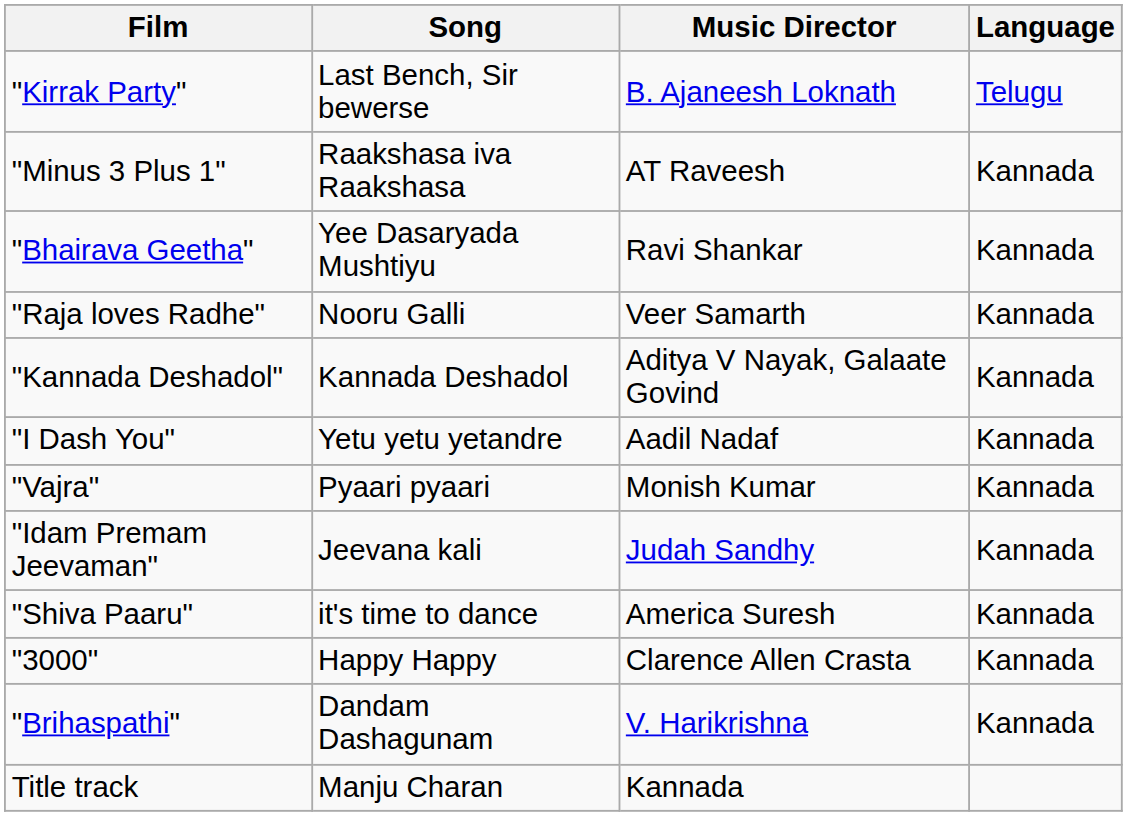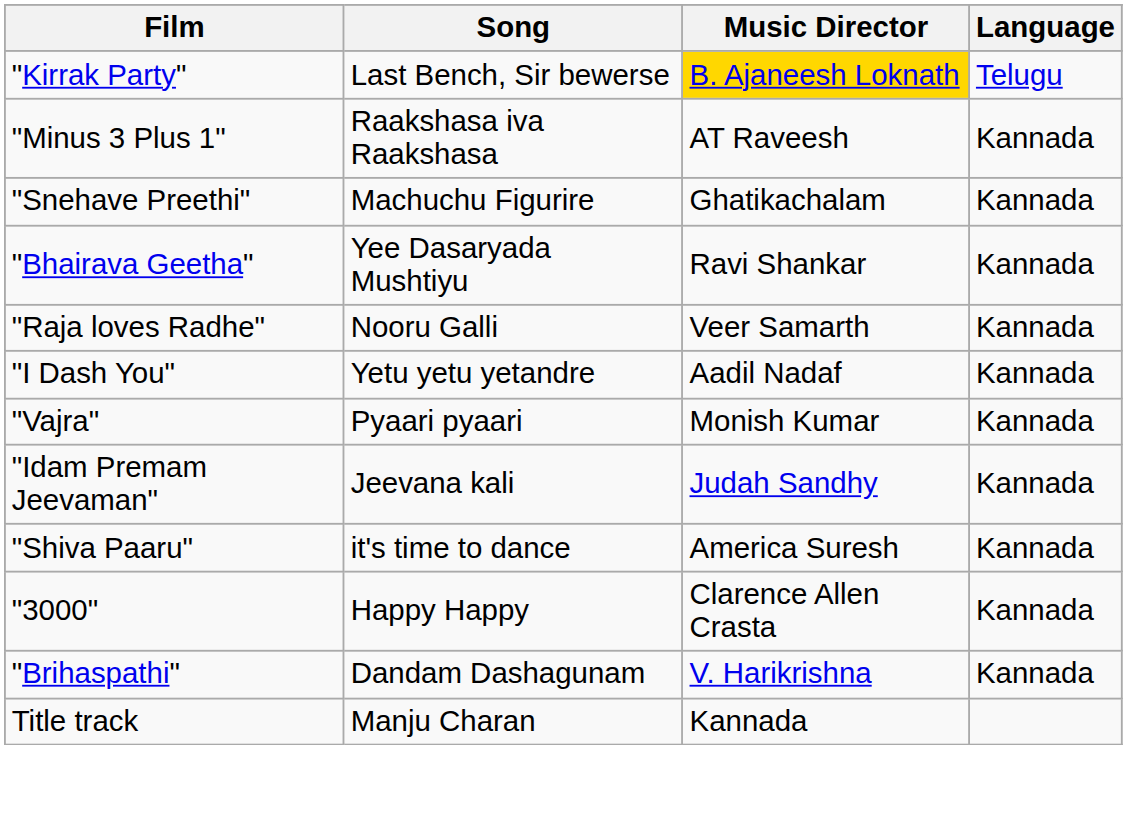(761, 91) no background -> (825, 74) gold background
+ row: (131, 201)
- row: (147, 377)
